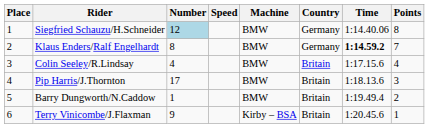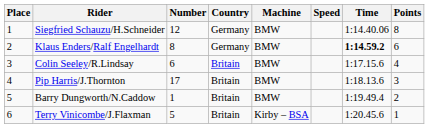columns swapped: (321, 13) <-> (224, 13)
(175, 30) lightblue background -> (175, 30) no background
(396, 47) 7 -> (396, 47) 6
(172, 64) 4 -> (172, 64) 6
(172, 115) 9 -> (172, 115) 5
